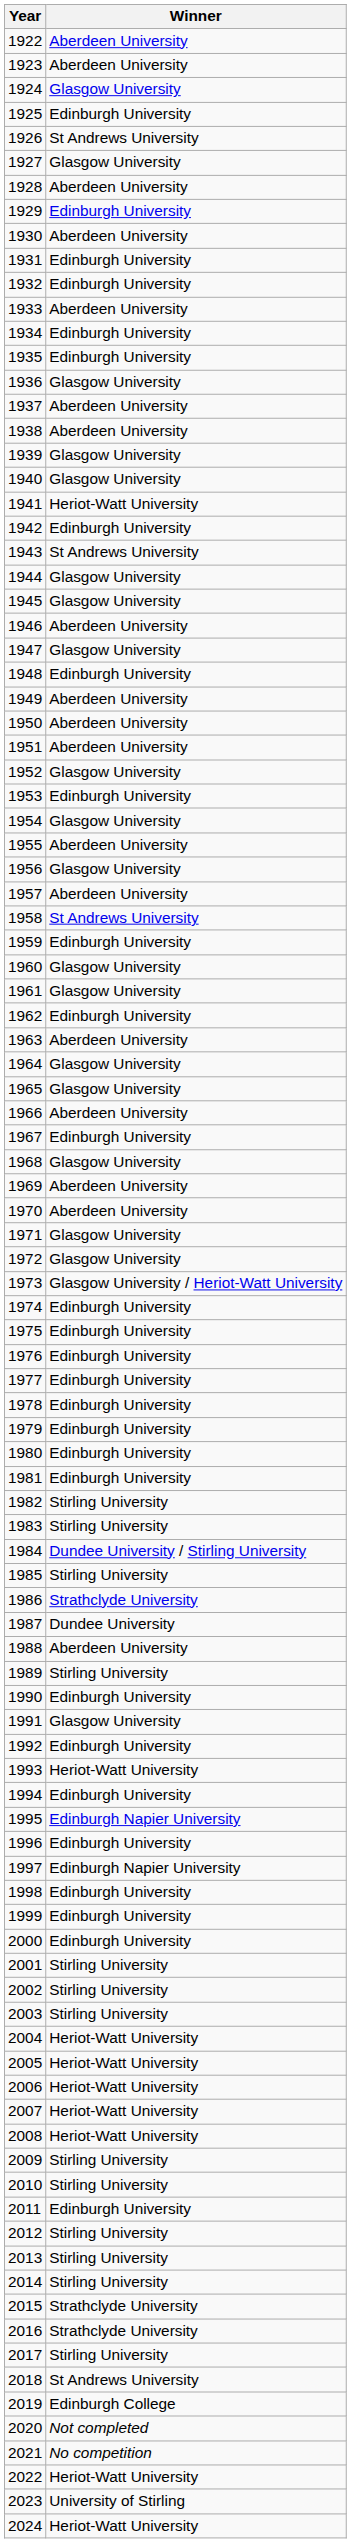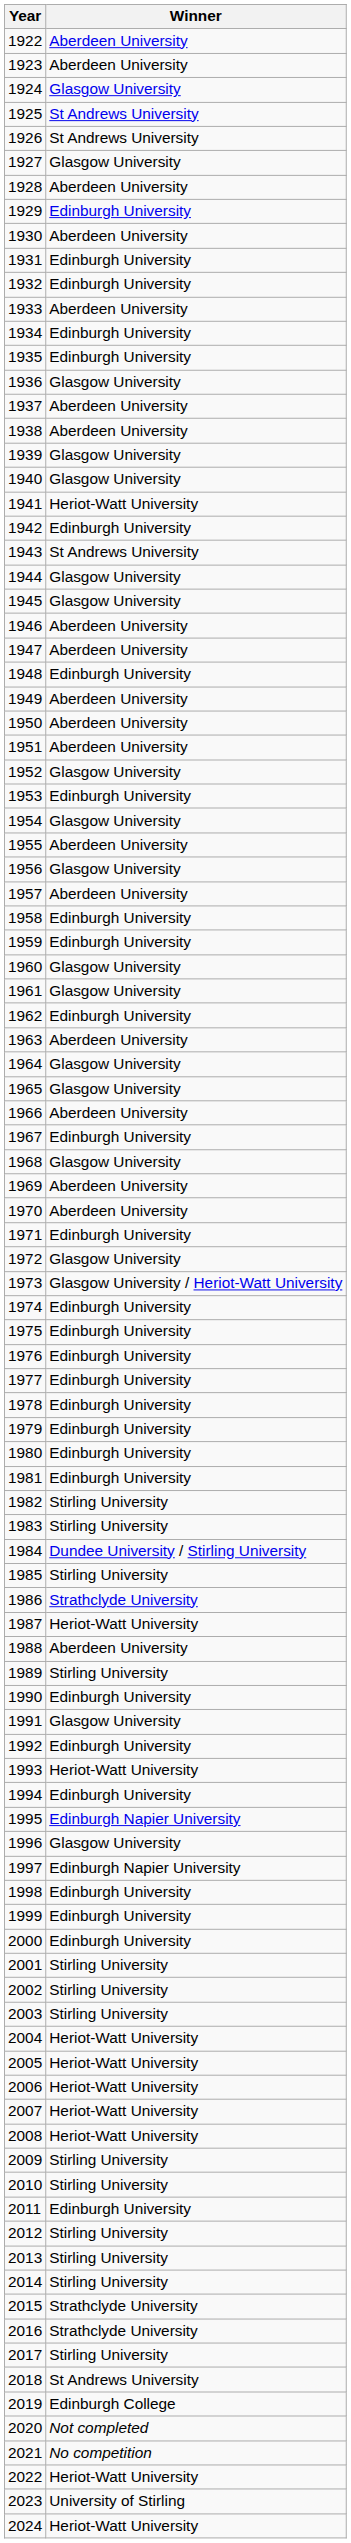(120, 114) Edinburgh University -> (124, 114) St Andrews University
(115, 650) Glasgow University -> (118, 650) Aberdeen University
(124, 917) St Andrews University -> (120, 917) Edinburgh University
(115, 1234) Glasgow University -> (120, 1234) Edinburgh University
(112, 1624) Dundee University -> (124, 1624) Heriot-Watt University
(120, 1843) Edinburgh University -> (115, 1843) Glasgow University
